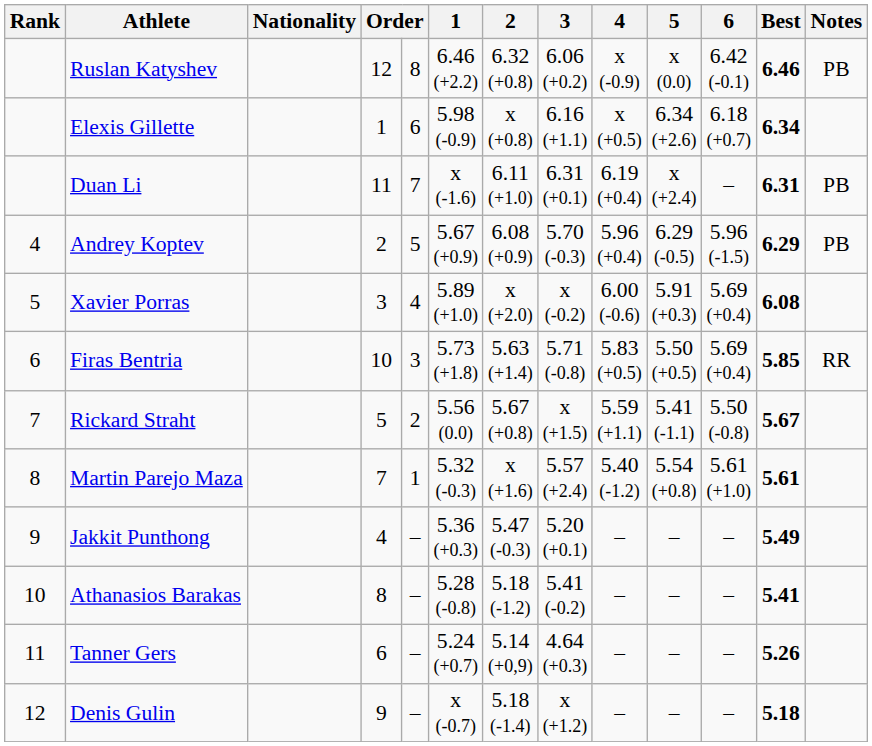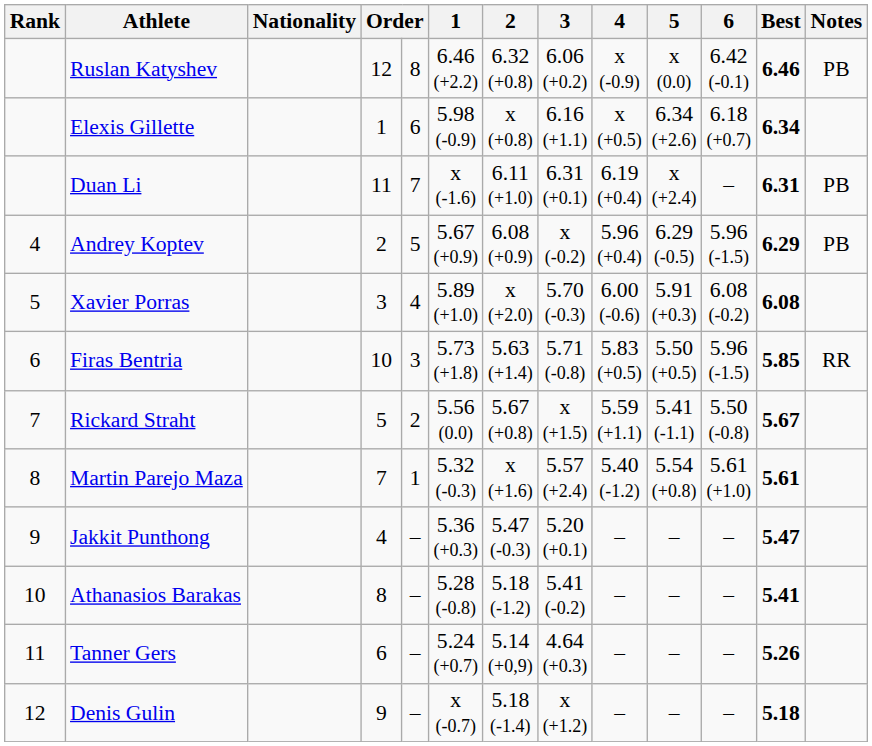(565, 243) 5.70 (-0.3) -> (565, 243) x (-0.2)
(565, 302) x (-0.2) -> (565, 302) 5.70 (-0.3)
(729, 302) 5.69 (+0.4) -> (729, 302) 6.08 (-0.2)
(729, 360) 5.69 (+0.4) -> (729, 360) 5.96 (-1.5)
(781, 536) 5.49 -> (781, 536) 5.47
